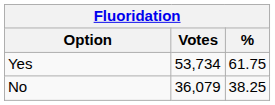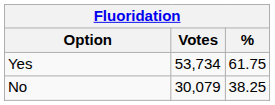(198, 87) 36,079 -> (198, 87) 30,079
